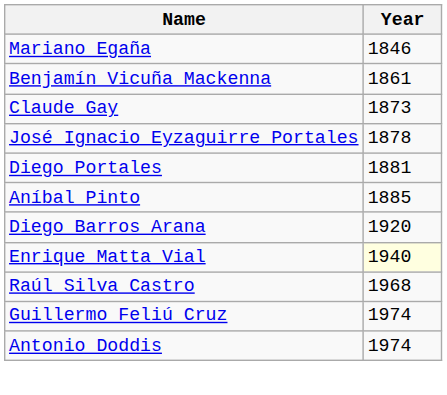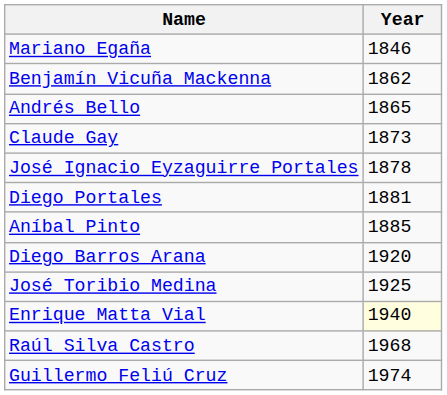(390, 79) 1861 -> (390, 79) 1862
+ row: (75, 109)
+ row: (113, 286)
- row: (85, 346)
